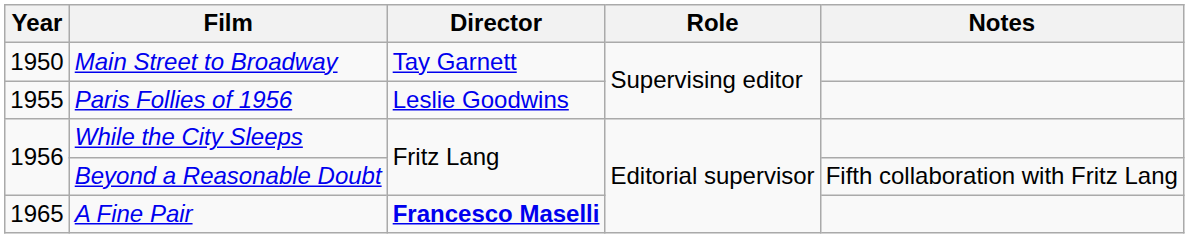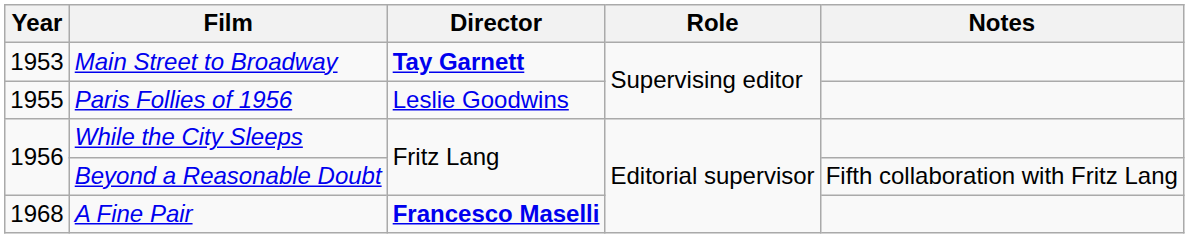(37, 61) 1950 -> (37, 61) 1953
(455, 61) normal -> (458, 61) bold
(37, 213) 1965 -> (37, 213) 1968
